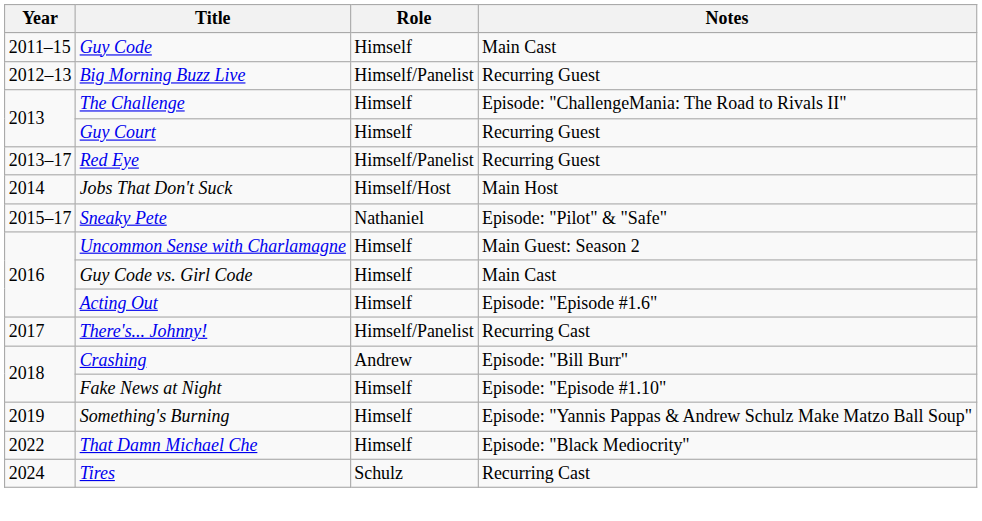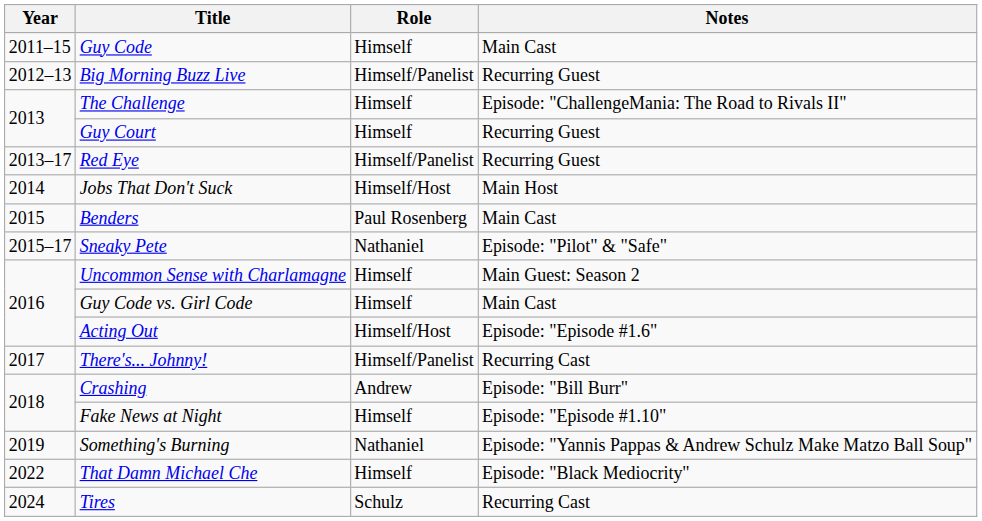+ row: (109, 217)
(383, 302) Himself -> (403, 331) Himself/Host
(383, 416) Himself -> (389, 445) Nathaniel
